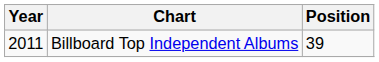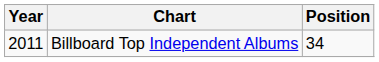(315, 43) 39 -> (315, 43) 34
